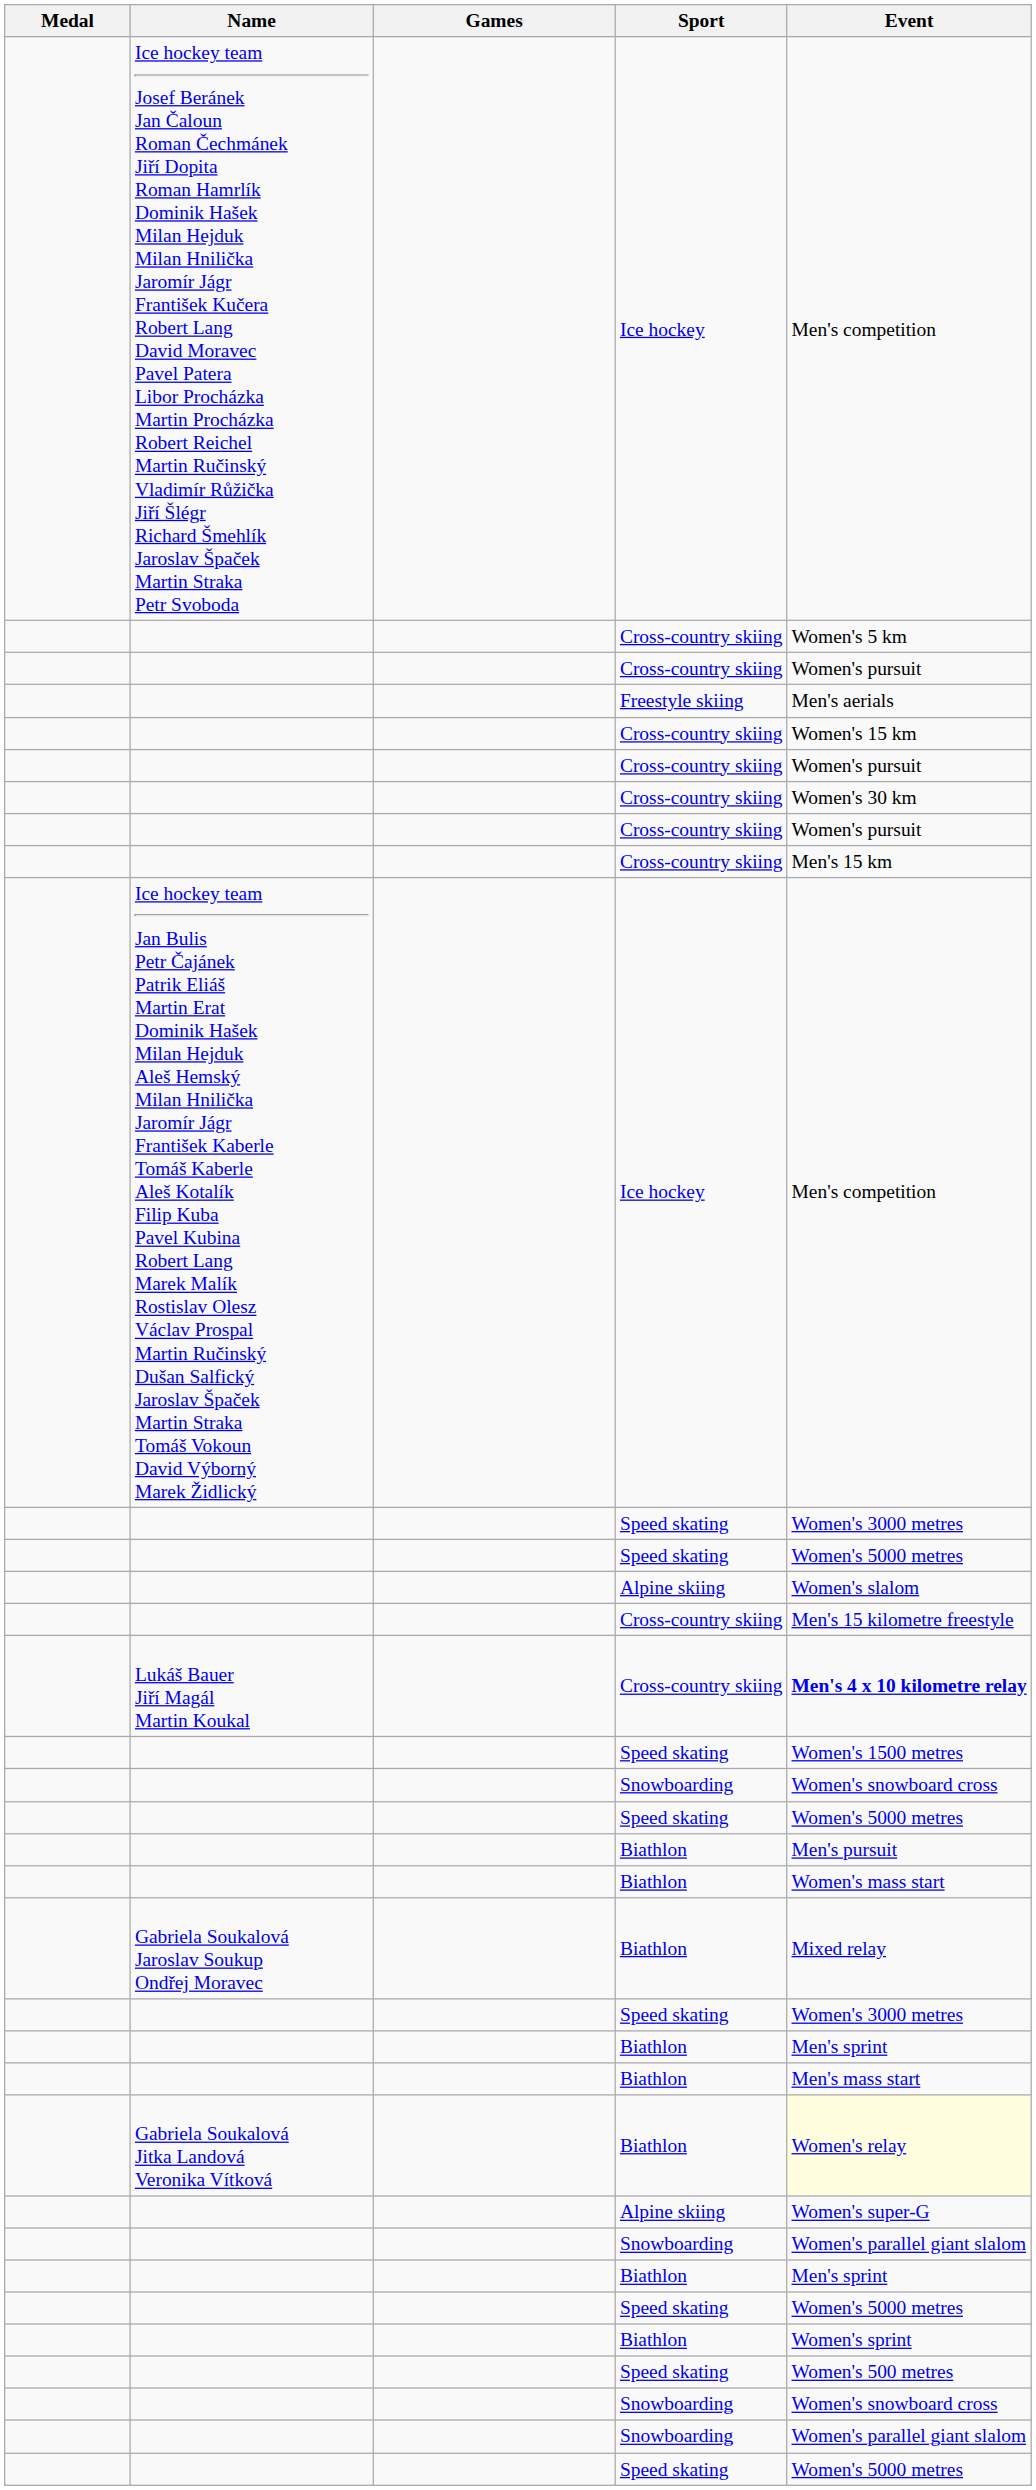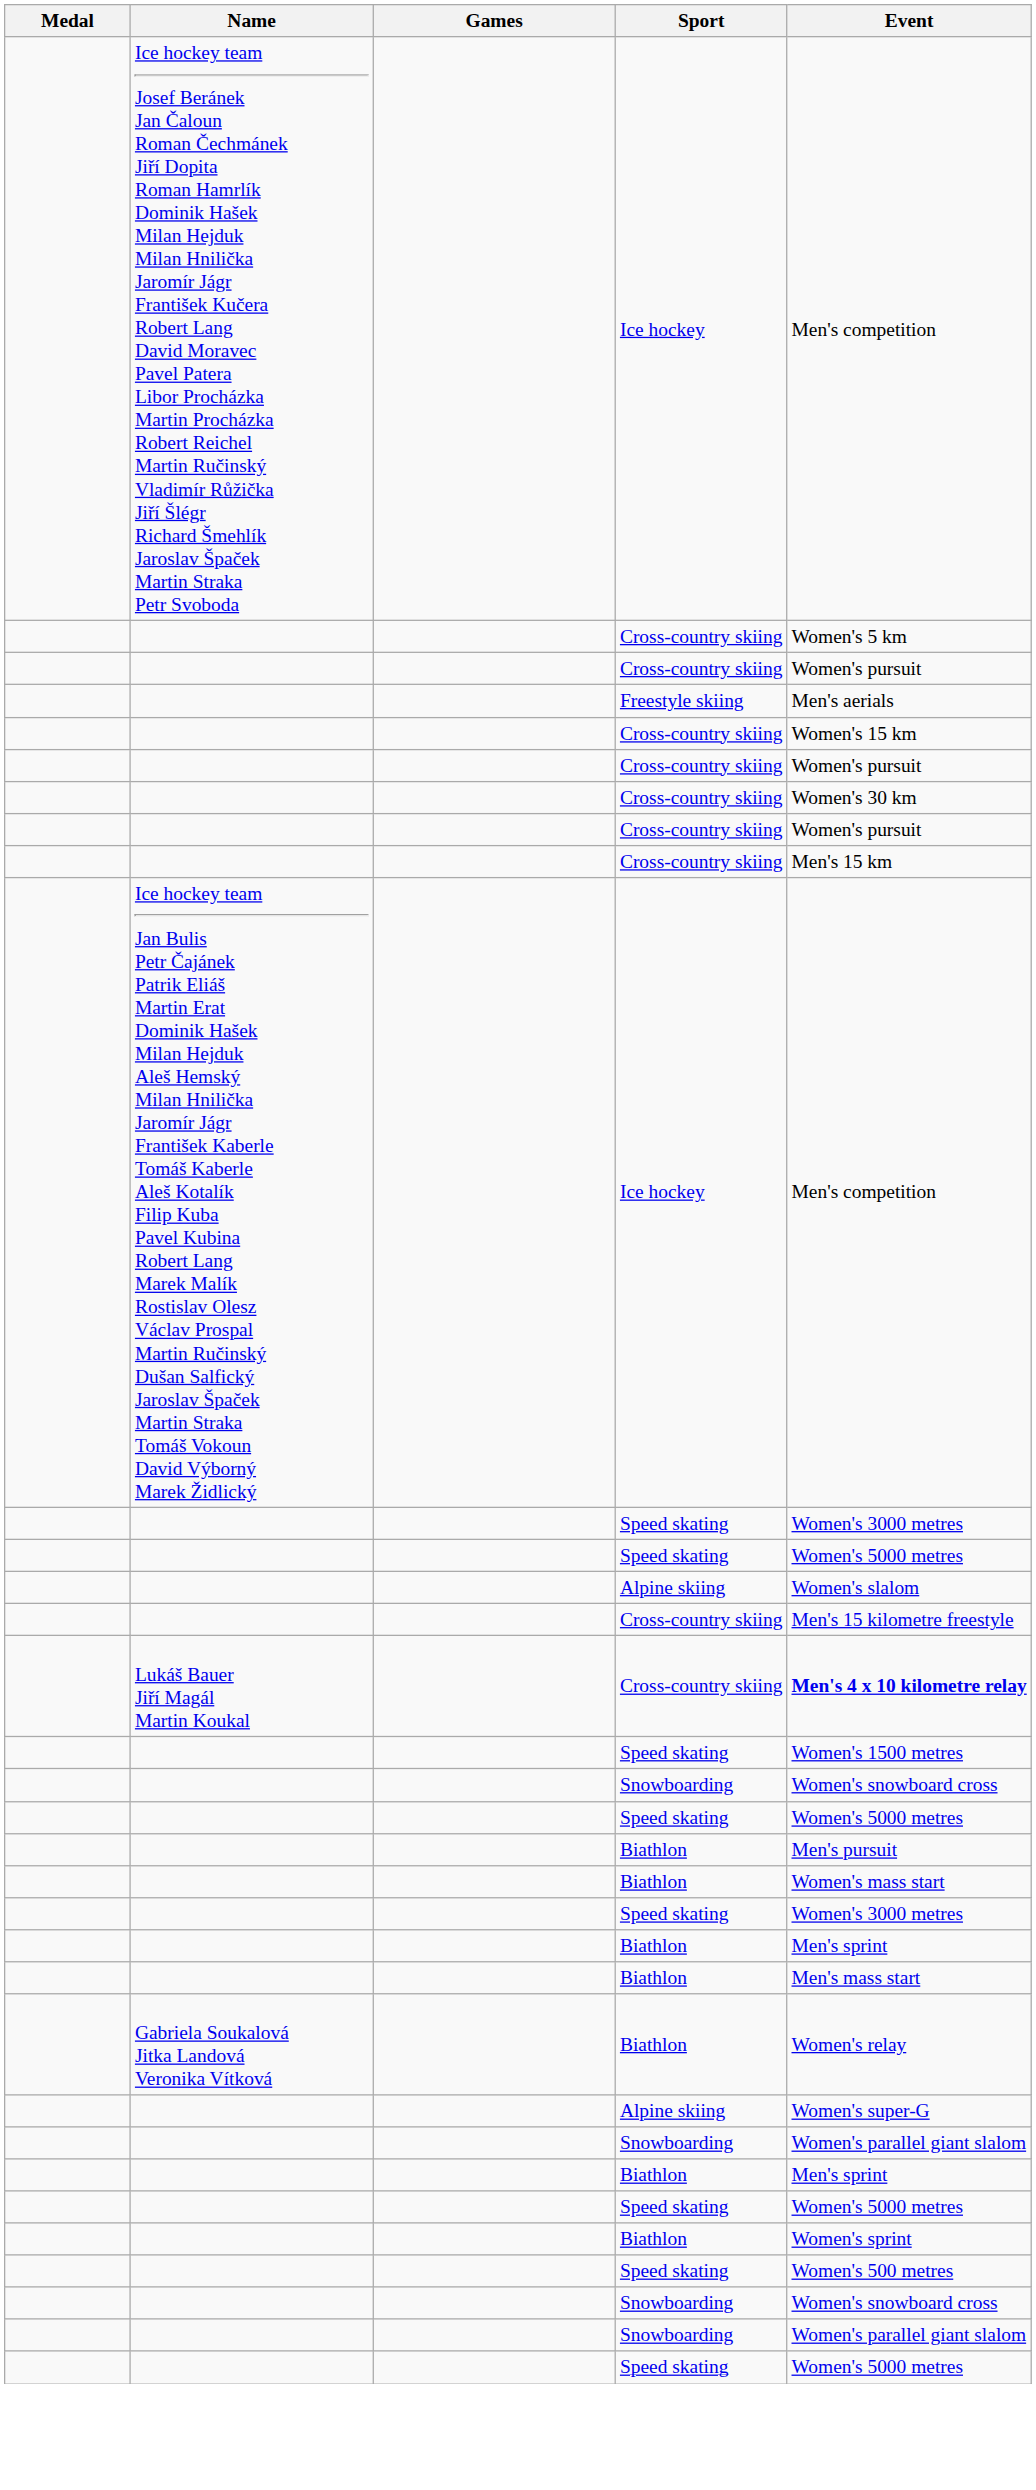- row: (212, 1959)
(849, 2145) lightyellow background -> (849, 2044) no background
